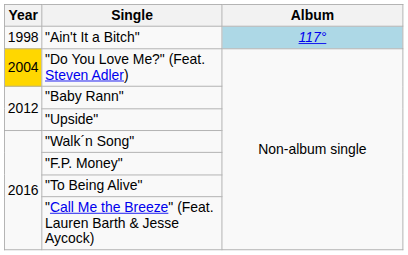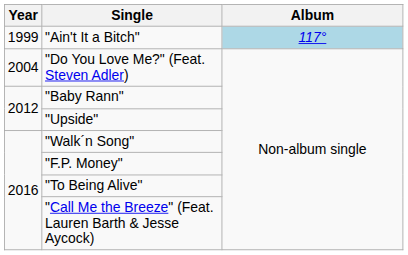(23, 37) 1998 -> (23, 37) 1999
(23, 67) gold background -> (23, 67) no background
